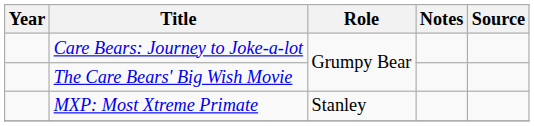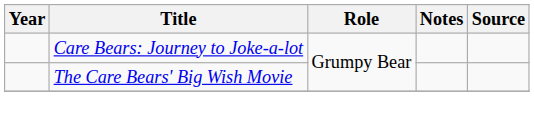- row: (156, 105)
